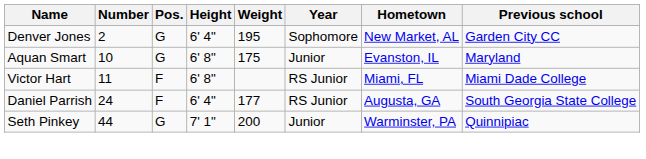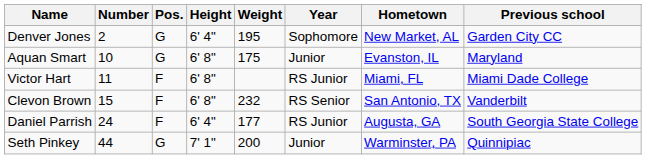+ row: (49, 100)
